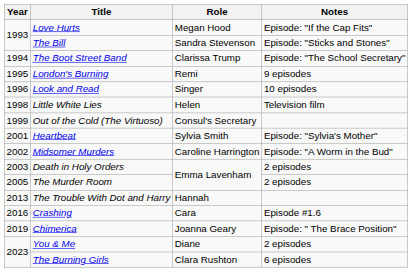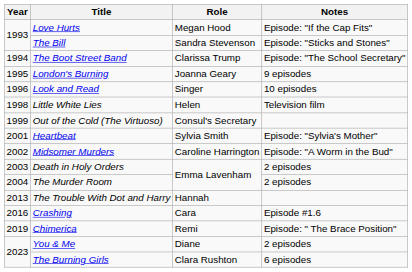(186, 74) Remi -> (205, 74) Joanna Geary
(17, 182) 2005 -> (17, 182) 2004
(205, 228) Joanna Geary -> (186, 228) Remi
